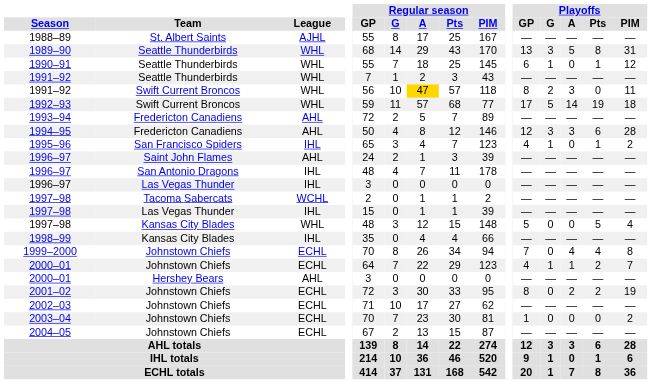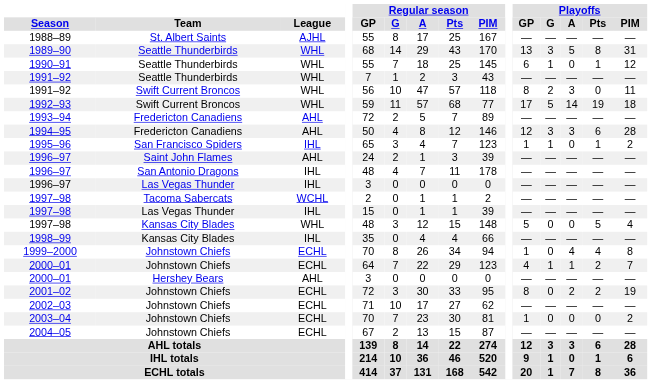(423, 91) gold background -> (423, 91) no background
(526, 144) 4 -> (526, 144) 1
(526, 252) 7 -> (526, 252) 1
